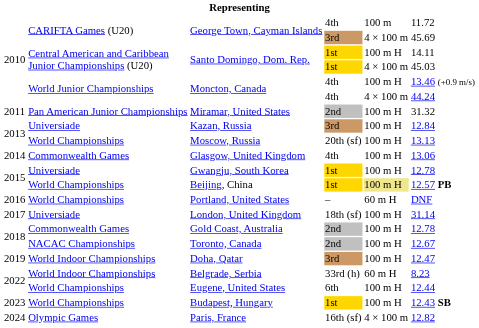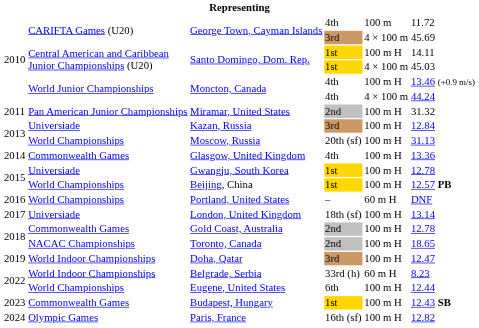(423, 140) 13.13 -> (423, 140) 31.13
(423, 155) 13.06 -> (423, 155) 13.36
(383, 185) khaki background -> (383, 185) no background
(423, 214) 31.14 -> (423, 214) 13.14
(423, 244) 12.67 -> (423, 244) 18.65
(76, 303) World Championships -> (79, 303) Commonwealth Games
(386, 317) 4 × 100 m -> (383, 317) 100 m H
